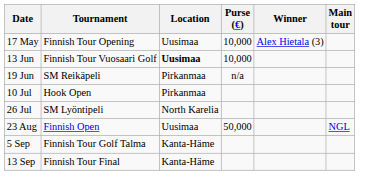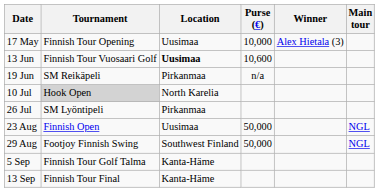(238, 59) 10,000 -> (258, 59) 10,600
(67, 93) no background -> (67, 93) lightgrey background
(184, 93) Pirkanmaa -> (190, 93) North Karelia
(190, 110) North Karelia -> (184, 110) Pirkanmaa
+ row: (22, 144)
